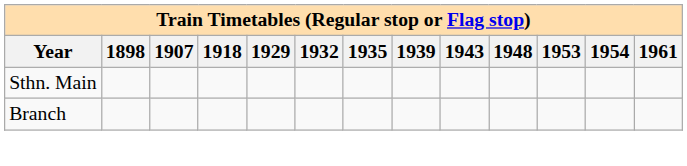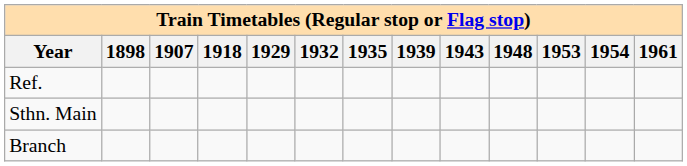+ row: (26, 82)
